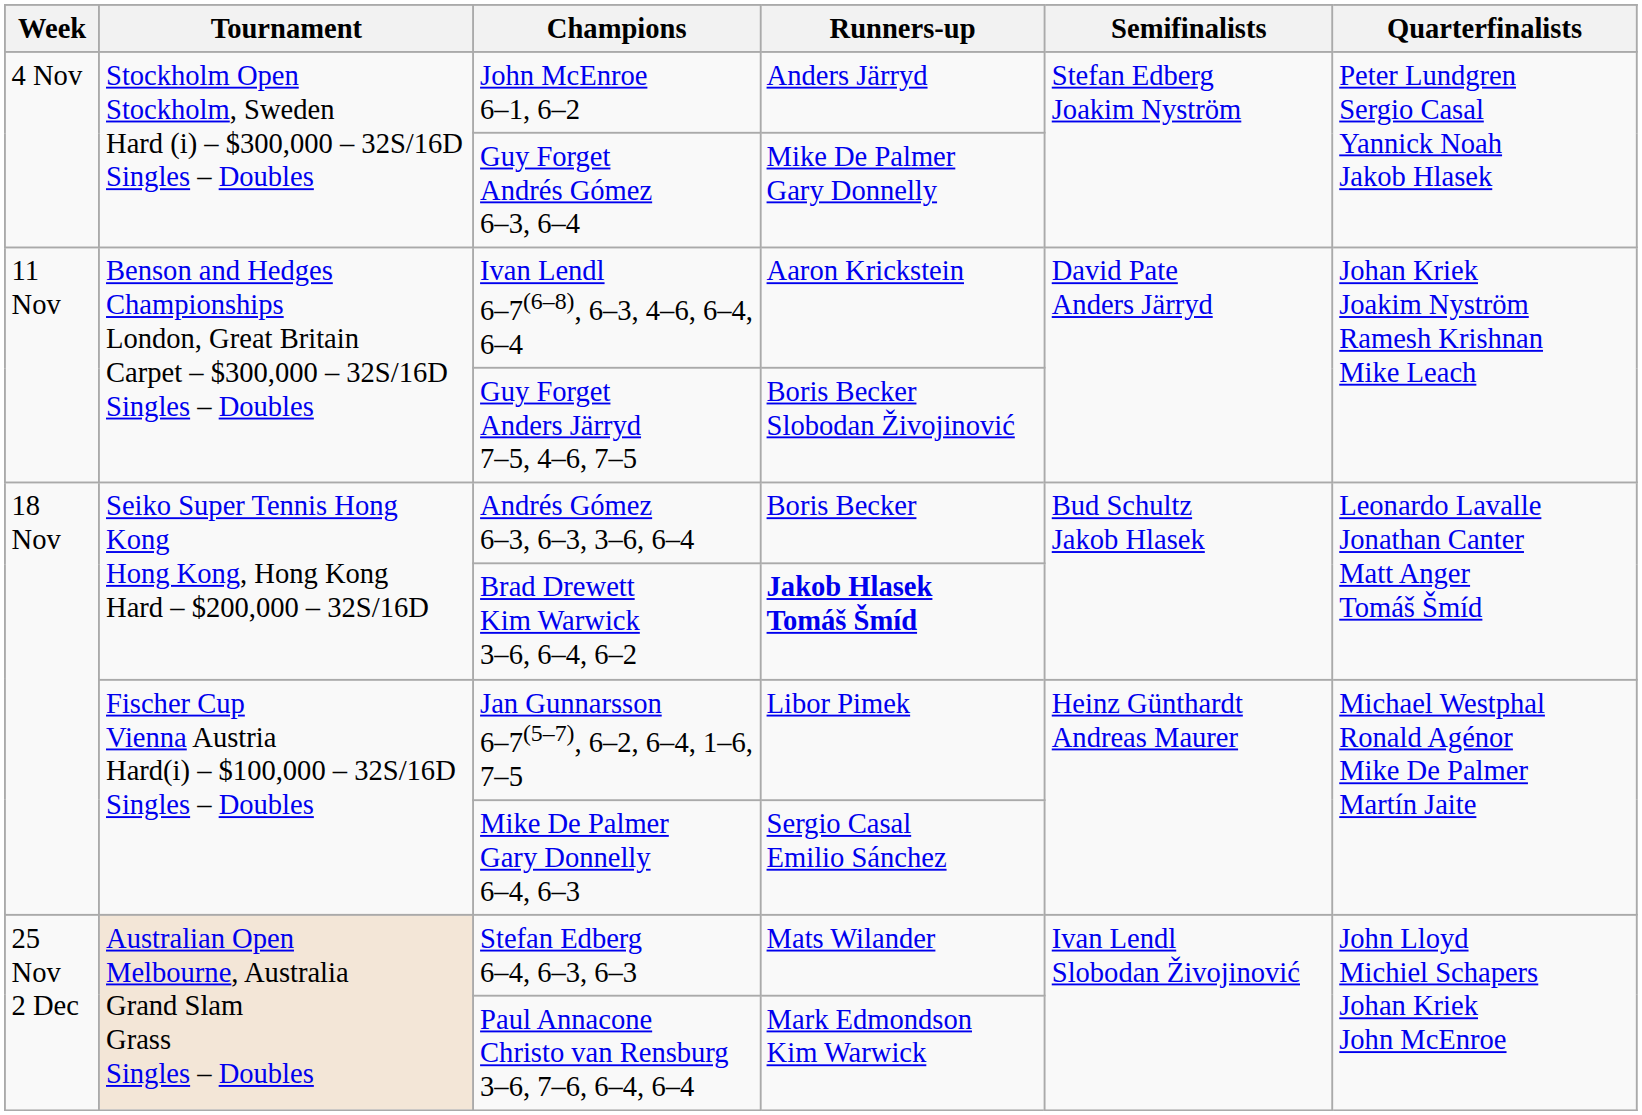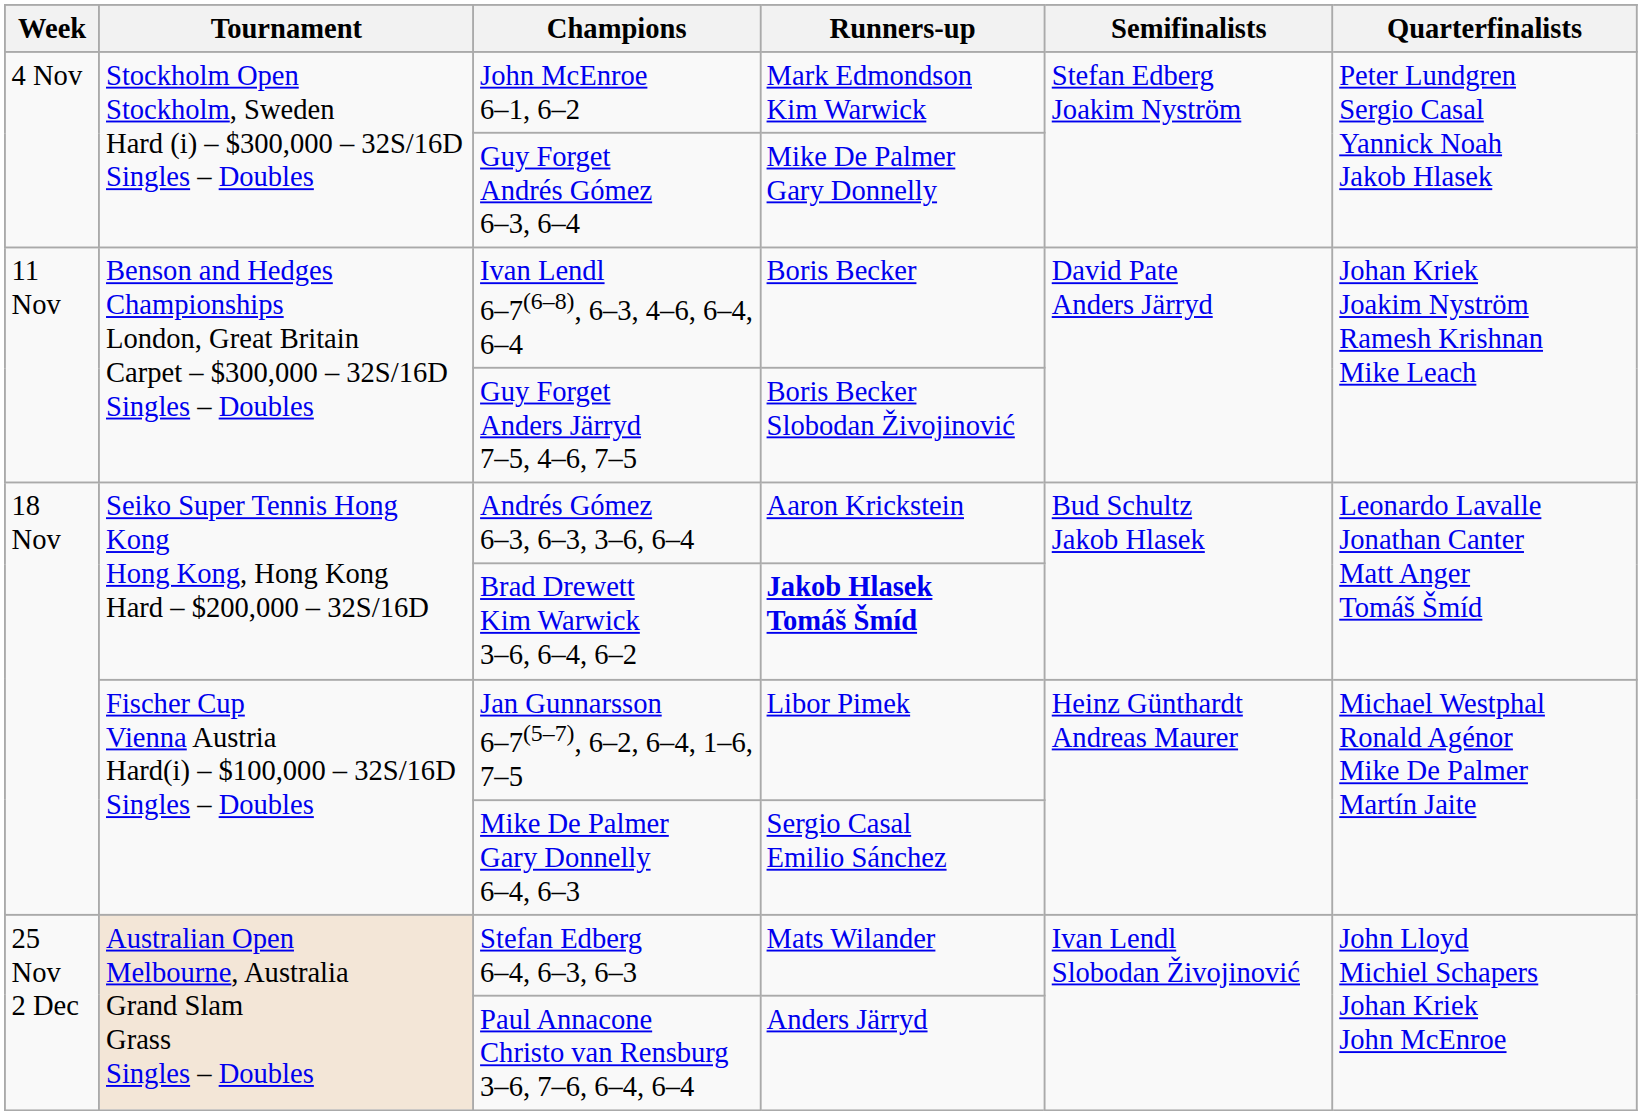(847, 75) Anders Järryd -> (869, 92) Mark Edmondson Kim Warwick
(865, 271) Aaron Krickstein -> (842, 271) Boris Becker
(842, 506) Boris Becker -> (865, 506) Aaron Krickstein
(869, 1035) Mark Edmondson Kim Warwick -> (847, 1018) Anders Järryd
